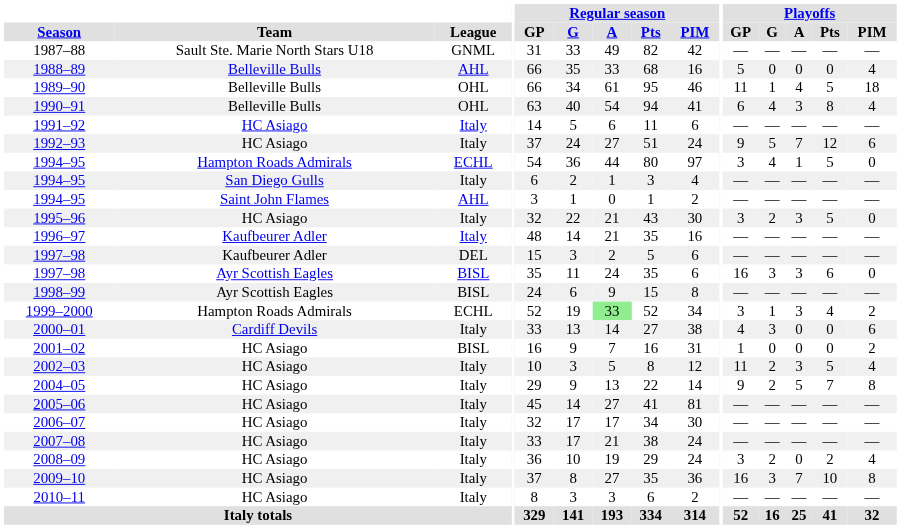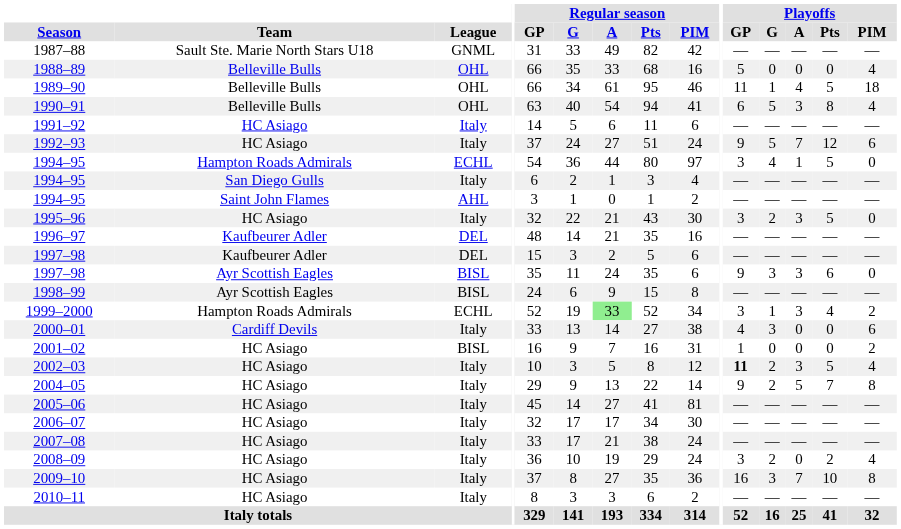(473, 69) AHL -> (473, 69) OHL
(772, 106) 4 -> (772, 106) 5
(473, 236) Italy -> (473, 236) DEL
(741, 273) 16 -> (741, 273) 9
(741, 366) normal -> (741, 366) bold
